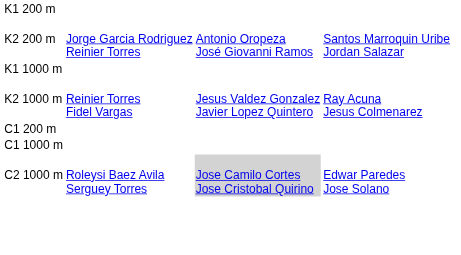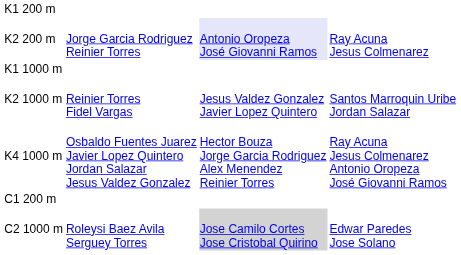(254, 45) no background -> (258, 45) lavender background
(387, 45) Santos Marroquin Uribe Jordan Salazar -> (379, 45) Ray Acuna Jesus Colmenarez
(373, 105) Ray Acuna Jesus Colmenarez -> (393, 105) Santos Marroquin Uribe Jordan Salazar
+ row: (33, 156)
- row: (34, 145)
